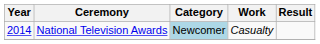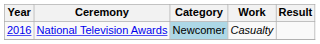(19, 30) 2014 -> (19, 30) 2016
